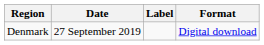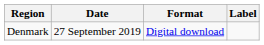columns swapped: (218, 13) <-> (160, 13)
